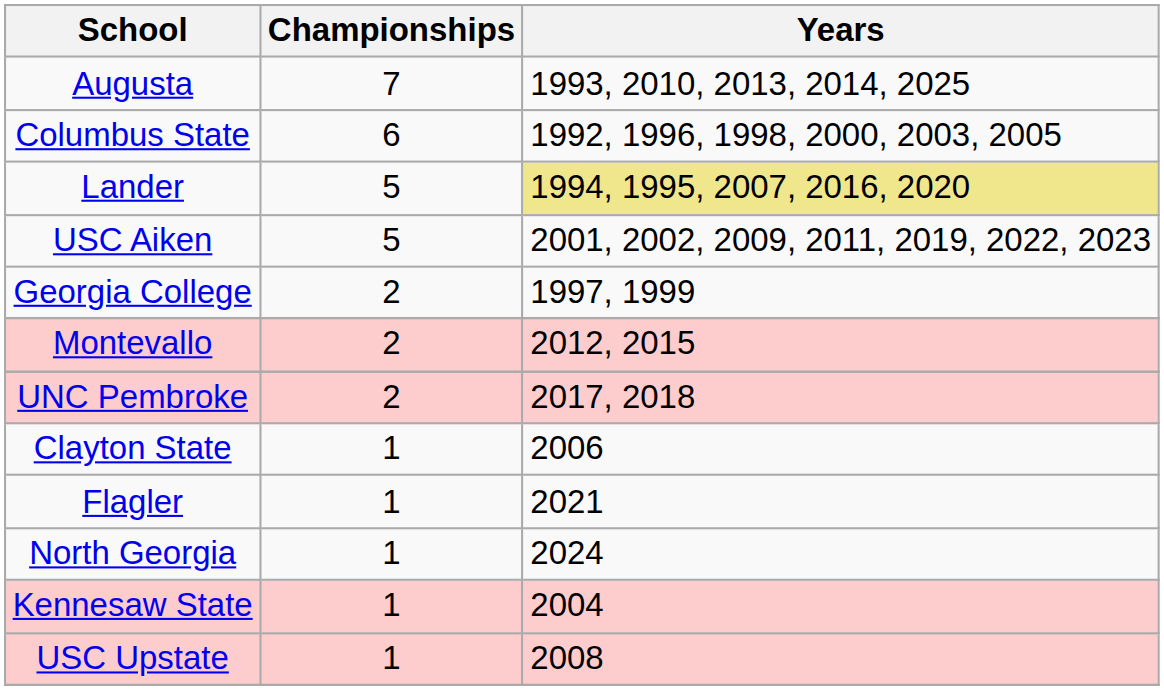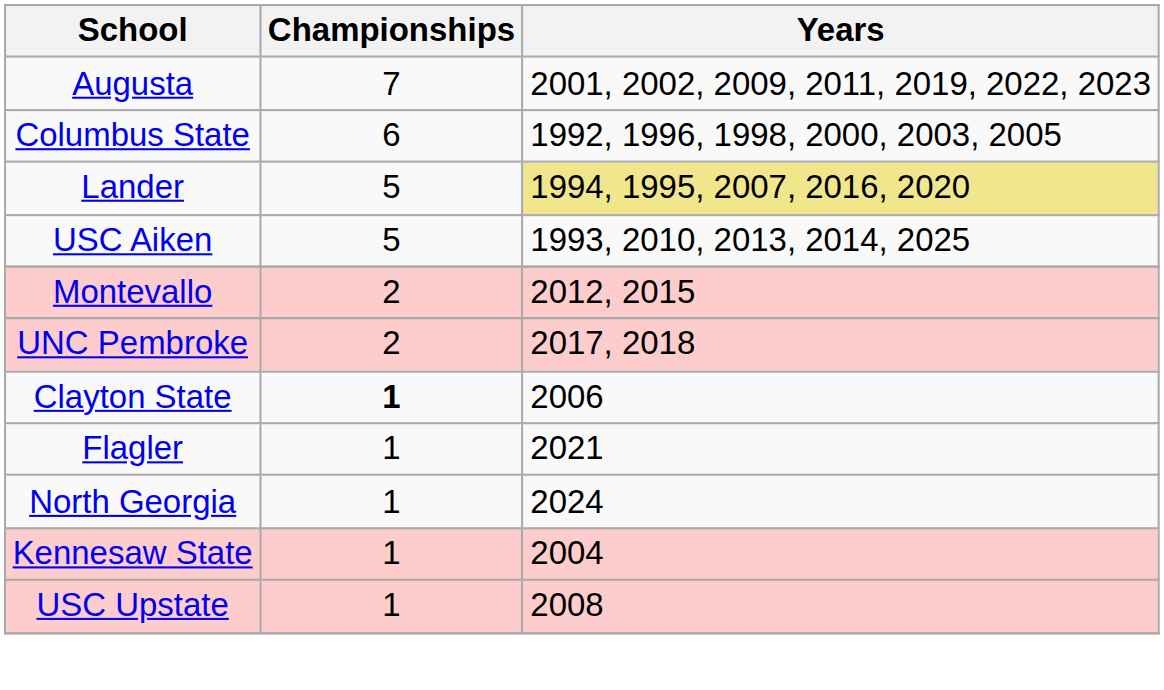(750, 82) 1993, 2010, 2013, 2014, 2025 -> (841, 82) 2001, 2002, 2009, 2011, 2019, 2022, 2023
(841, 239) 2001, 2002, 2009, 2011, 2019, 2022, 2023 -> (750, 239) 1993, 2010, 2013, 2014, 2025
- row: (133, 291)
(391, 448) normal -> (391, 396) bold
